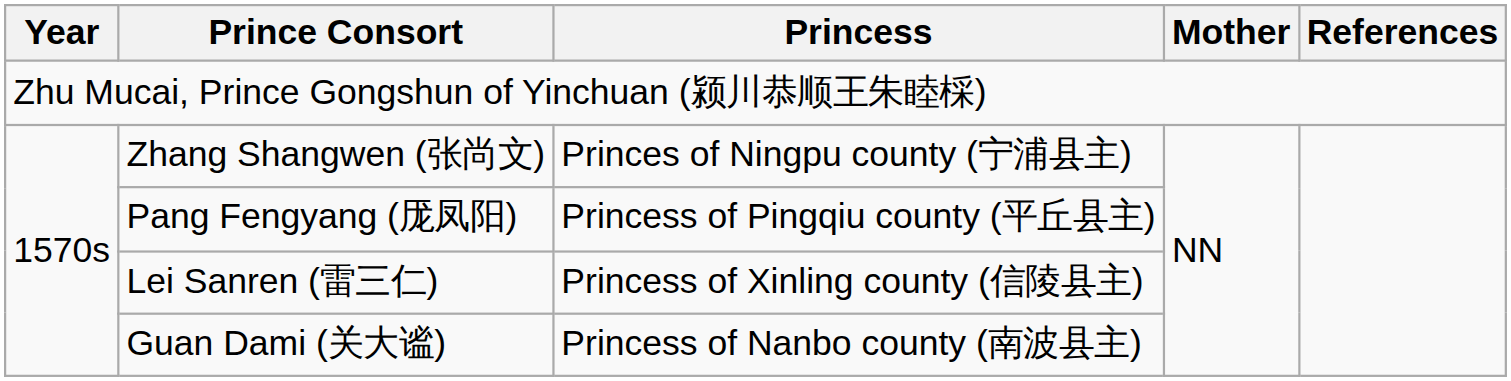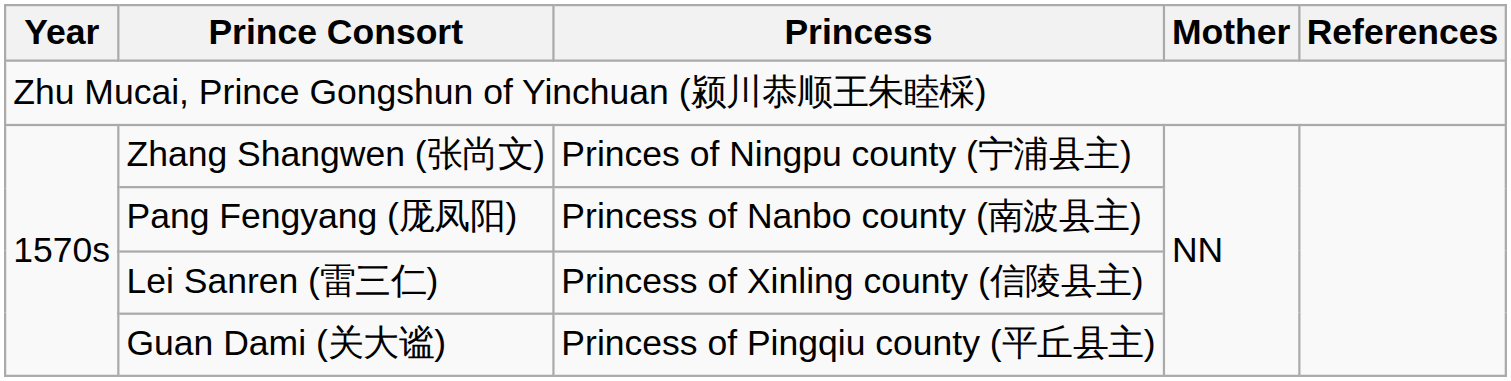(858, 217) Princess of Pingqiu county (平丘县主) -> (852, 217) Princess of Nanbo county (南波县主)
(852, 343) Princess of Nanbo county (南波县主) -> (858, 343) Princess of Pingqiu county (平丘县主)
